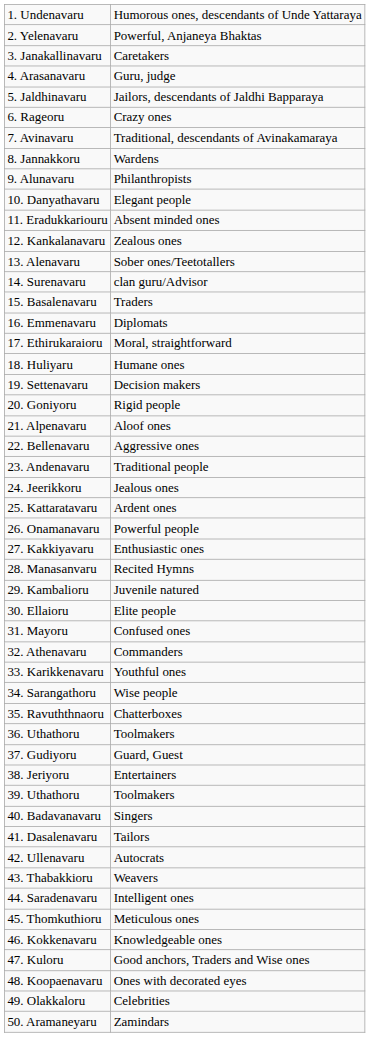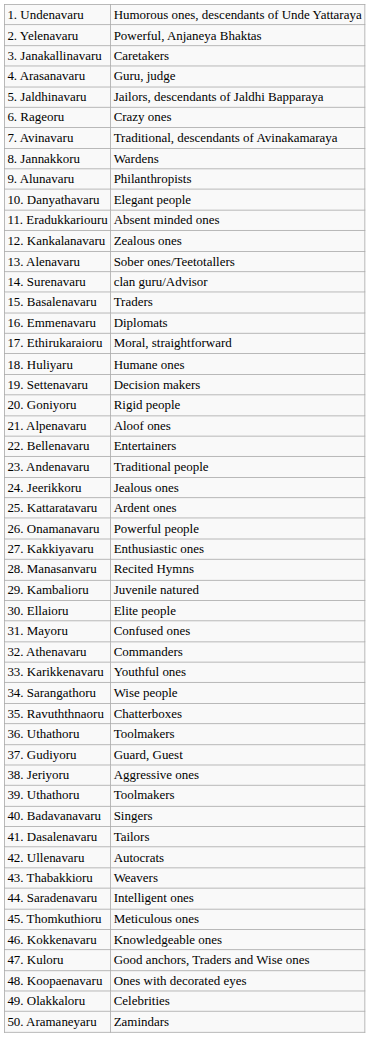(156, 446) Aggressive ones -> (145, 446) Entertainers
(145, 775) Entertainers -> (156, 775) Aggressive ones
